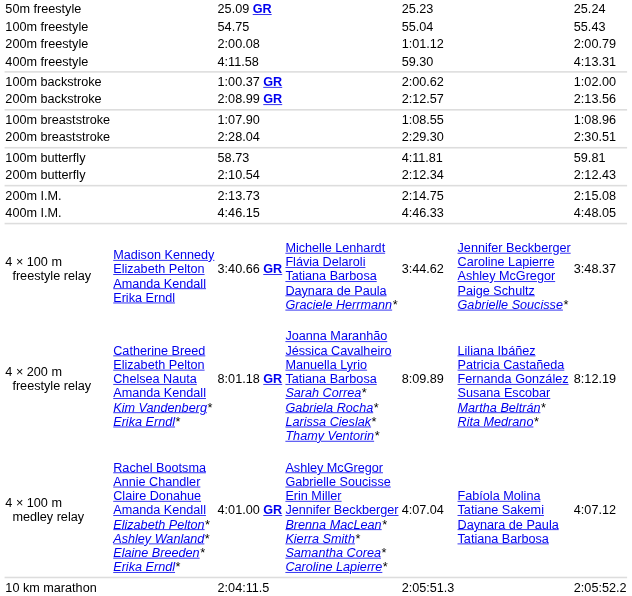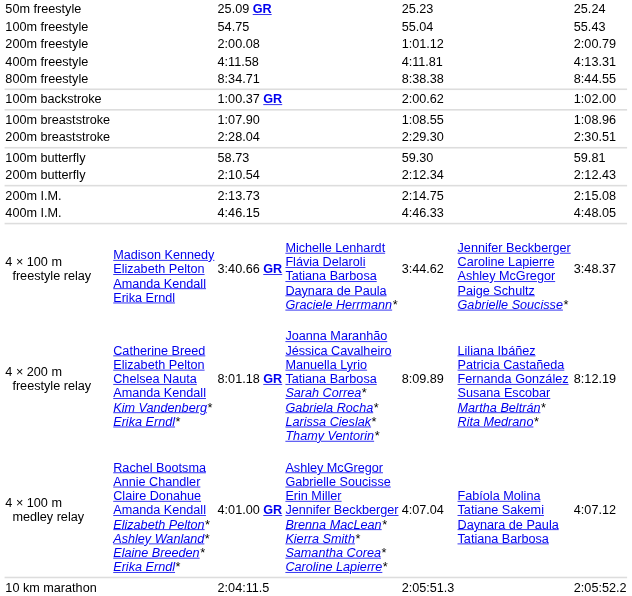(417, 61) 59.30 -> (422, 61) 4:11.81
+ row: (47, 79)
- row: (53, 99)
(422, 158) 4:11.81 -> (417, 158) 59.30
